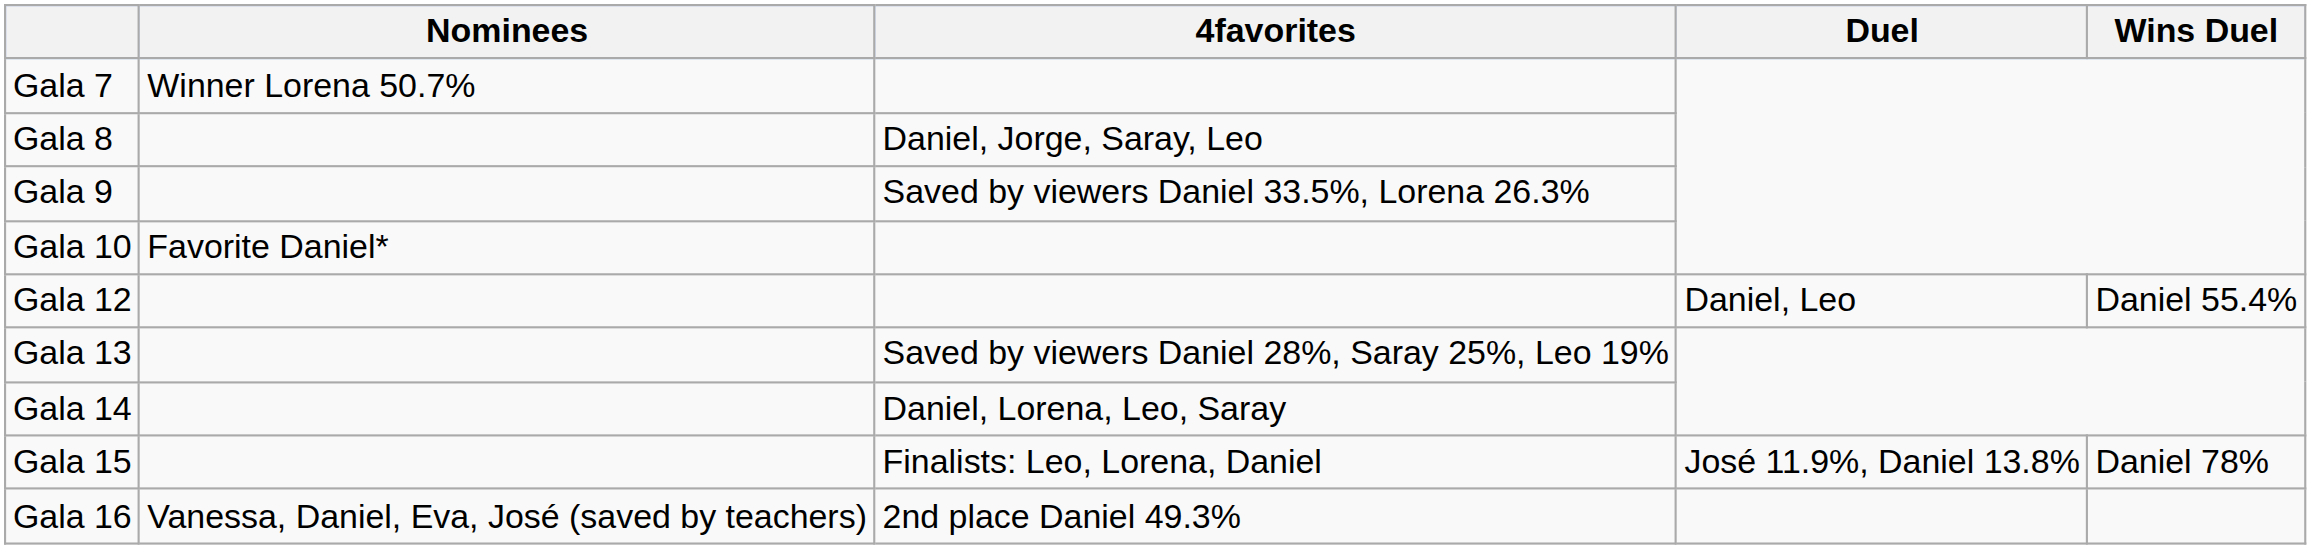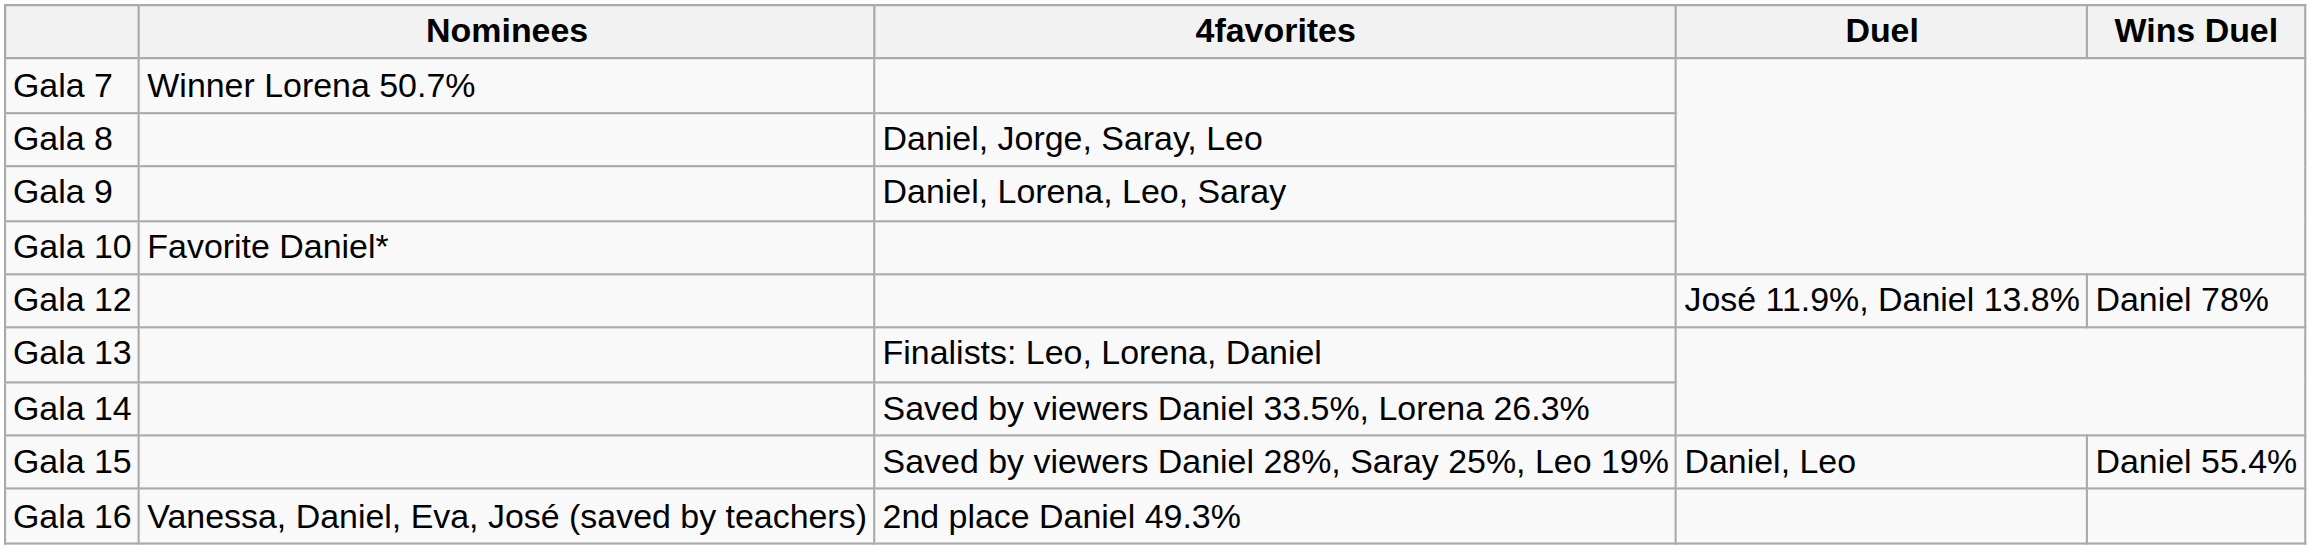(1236, 192) Saved by viewers Daniel 33.5%, Lorena 26.3% -> (1084, 192) Daniel, Lorena, Leo, Saray
(1770, 300) Daniel, Leo -> (1882, 300) José 11.9%, Daniel 13.8%
(2196, 300) Daniel 55.4% -> (2182, 300) Daniel 78%
(1276, 354) Saved by viewers Daniel 28%, Saray 25%, Leo 19% -> (1102, 354) Finalists: Leo, Lorena, Daniel
(1084, 407) Daniel, Lorena, Leo, Saray -> (1236, 407) Saved by viewers Daniel 33.5%, Lorena 26.3%
(1102, 461) Finalists: Leo, Lorena, Daniel -> (1276, 461) Saved by viewers Daniel 28%, Saray 25%, Leo 19%
(1882, 461) José 11.9%, Daniel 13.8% -> (1770, 461) Daniel, Leo
(2182, 461) Daniel 78% -> (2196, 461) Daniel 55.4%
